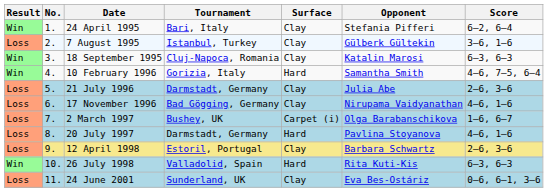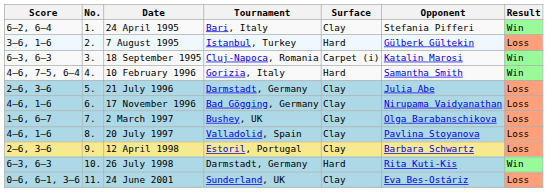columns swapped: (23, 12) <-> (504, 12)
(295, 42) Clay -> (334, 42) Hard
(295, 58) Clay -> (351, 58) Carpet (i)
(312, 119) Carpet (i) -> (334, 119) Clay
(217, 134) Darmstadt, Germany -> (254, 134) Valladolid, Spain
(295, 134) Hard -> (334, 134) Clay
(214, 165) Valladolid, Spain -> (257, 165) Darmstadt, Germany
